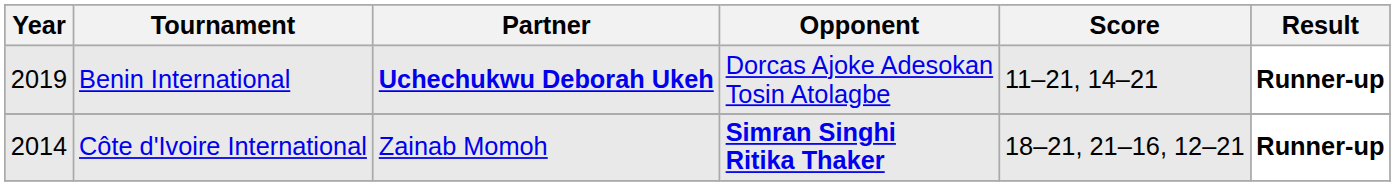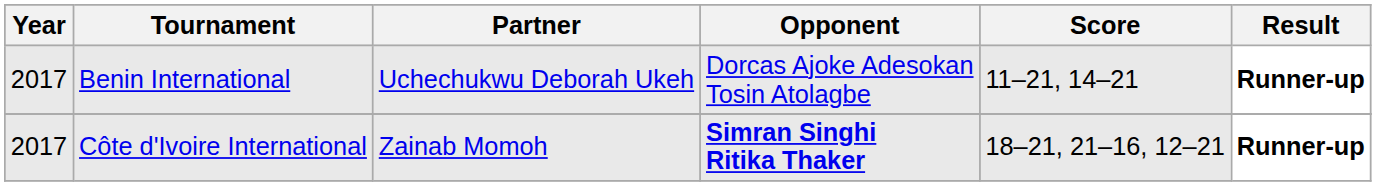(39, 79) 2019 -> (39, 79) 2017
(546, 79) bold -> (536, 79) normal
(39, 148) 2014 -> (39, 148) 2017
